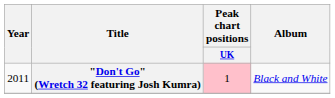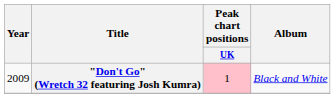(18, 78) 2011 -> (18, 78) 2009
